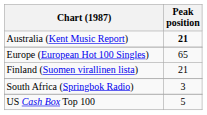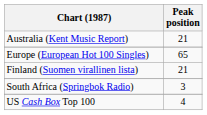(183, 39) bold -> (183, 39) normal
(183, 102) 5 -> (183, 102) 4
